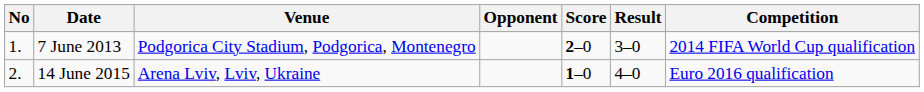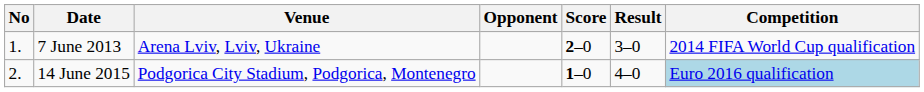(307, 45) Podgorica City Stadium, Podgorica, Montenegro -> (229, 45) Arena Lviv, Lviv, Ukraine
(229, 73) Arena Lviv, Lviv, Ukraine -> (307, 73) Podgorica City Stadium, Podgorica, Montenegro
(751, 73) no background -> (751, 73) lightblue background
